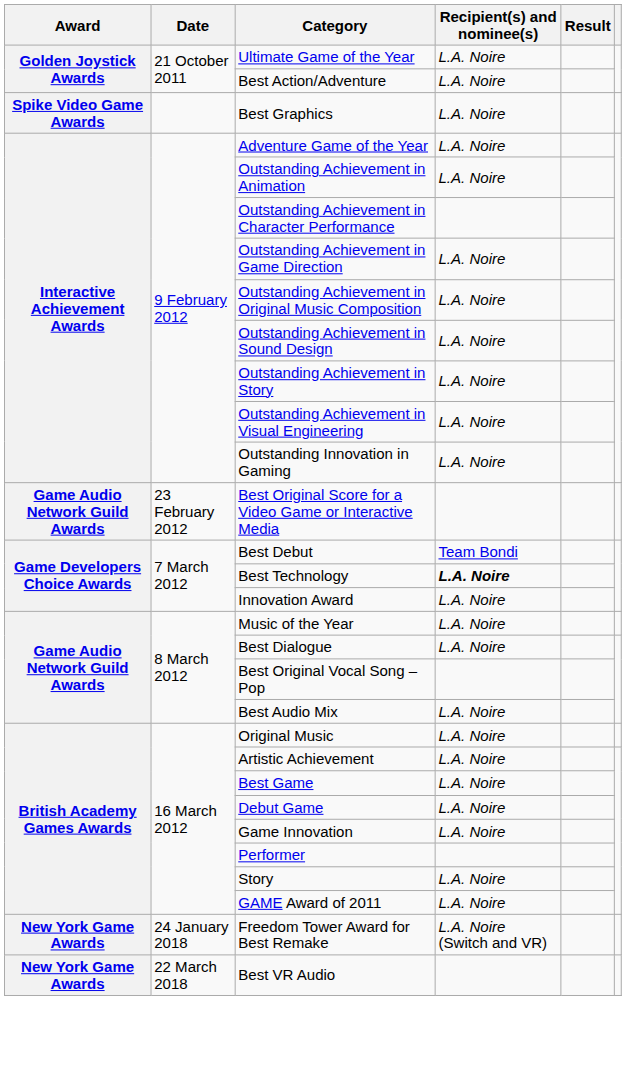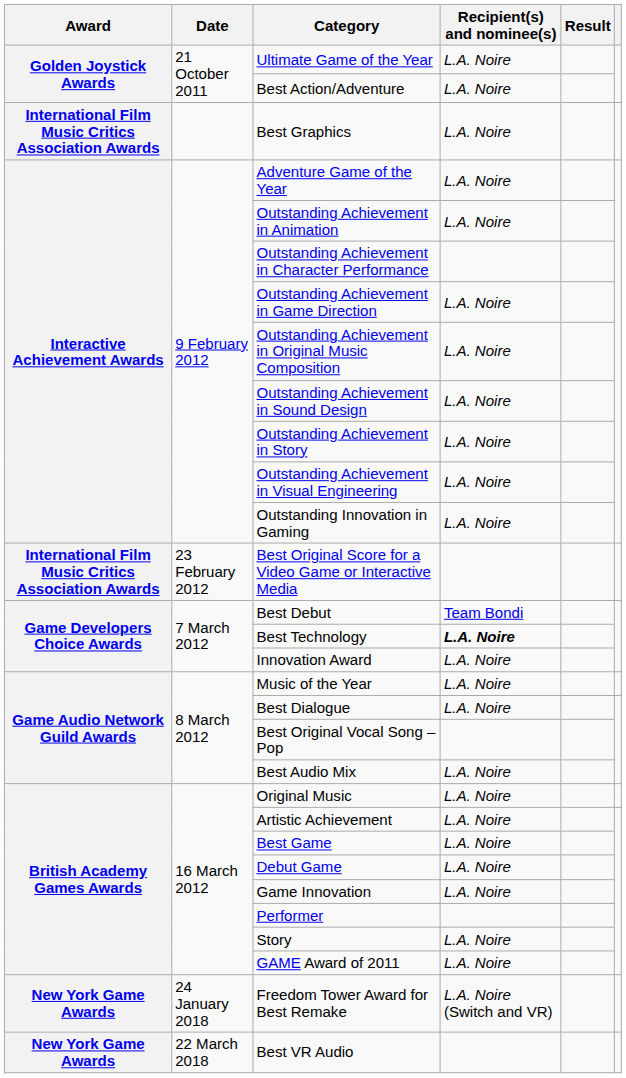(78, 113) Spike Video Game Awards -> (88, 132) International Film Music Critics Association Awards
(78, 511) Game Audio Network Guild Awards -> (88, 572) International Film Music Critics Association Awards
